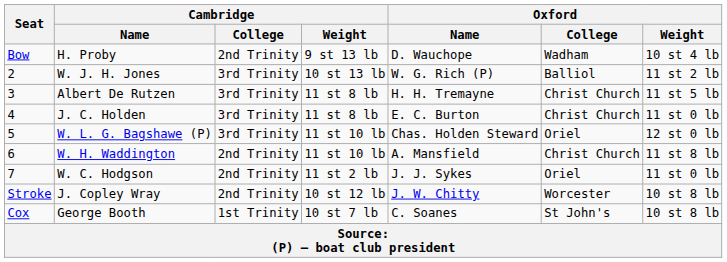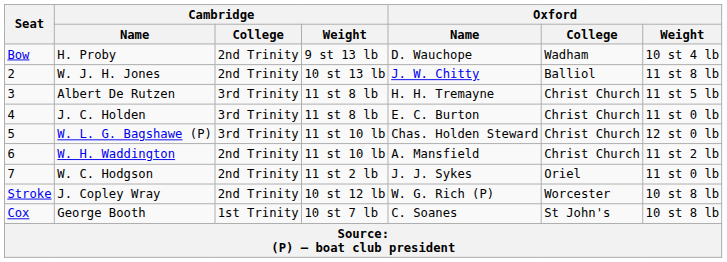(258, 74) 3rd Trinity -> (258, 74) 2nd Trinity
(443, 74) W. G. Rich (P) -> (435, 74) J. W. Chitty
(682, 74) 11 st 2 lb -> (682, 74) 11 st 8 lb
(563, 134) Oriel -> (592, 134) Christ Church
(682, 154) 11 st 8 lb -> (682, 154) 11 st 2 lb
(435, 194) J. W. Chitty -> (443, 194) W. G. Rich (P)
